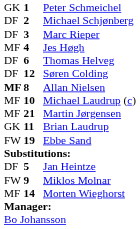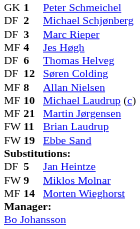(13, 87) bold -> (12, 87) normal
(12, 127) GK -> (12, 127) FW
